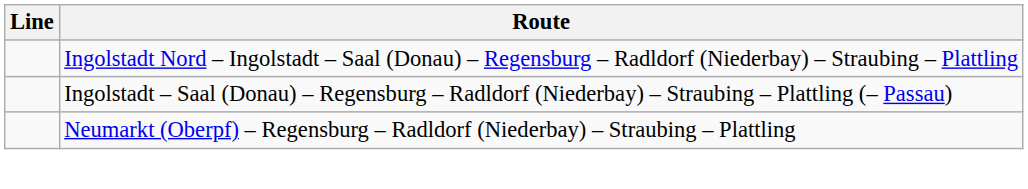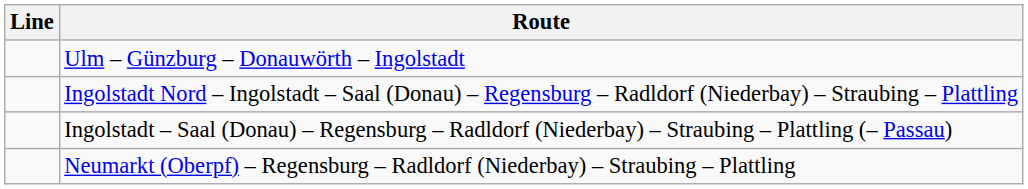+ row: (265, 58)
